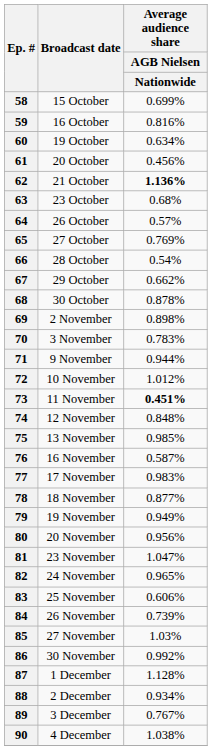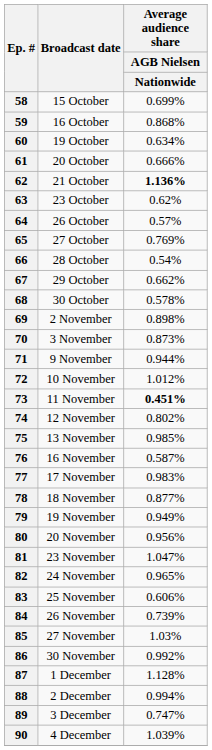(165, 121) 0.816% -> (165, 121) 0.868%
(165, 161) 0.456% -> (165, 161) 0.666%
(165, 200) 0.68% -> (165, 200) 0.62%
(165, 299) 0.878% -> (165, 299) 0.578%
(165, 339) 0.783% -> (165, 339) 0.873%
(165, 418) 0.848% -> (165, 418) 0.802%
(165, 695) 0.934% -> (165, 695) 0.994%
(165, 715) 0.767% -> (165, 715) 0.747%
(165, 735) 1.038% -> (165, 735) 1.039%
